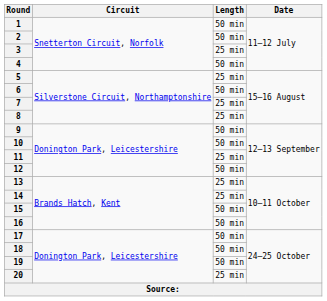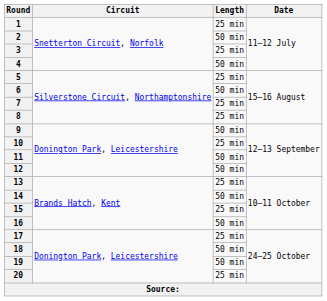(230, 24) 50 min -> (230, 24) 25 min
(230, 144) 50 min -> (230, 144) 25 min
(230, 157) 25 min -> (230, 157) 50 min
(230, 197) 25 min -> (230, 197) 50 min
(230, 210) 50 min -> (230, 210) 25 min
(230, 236) 50 min -> (230, 236) 25 min
